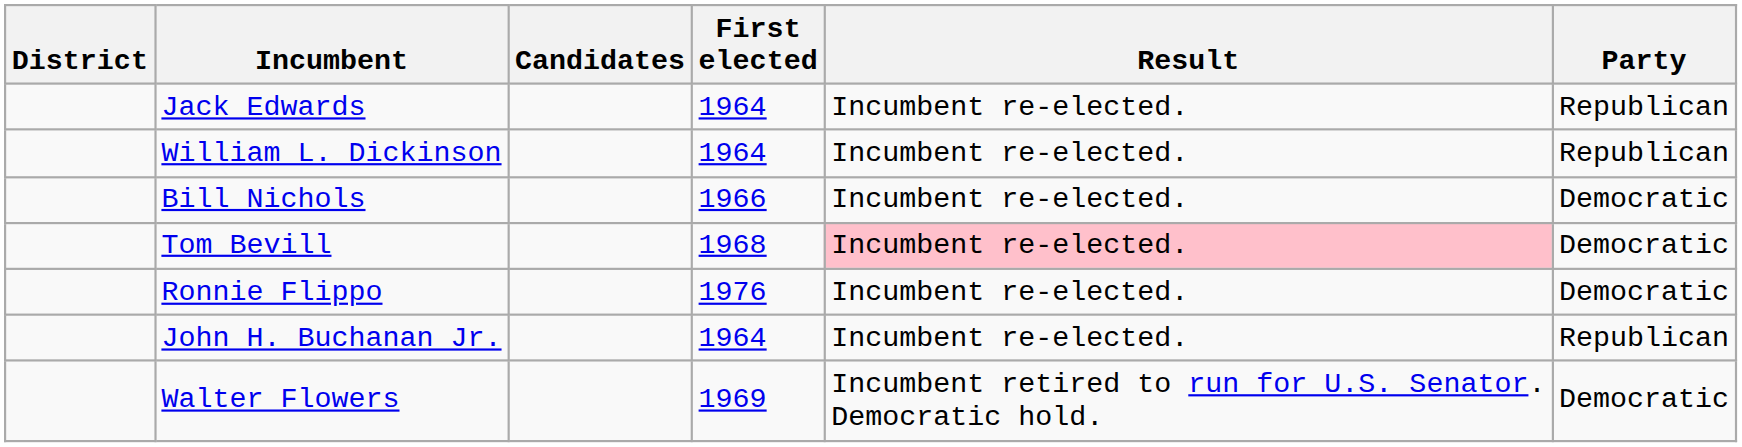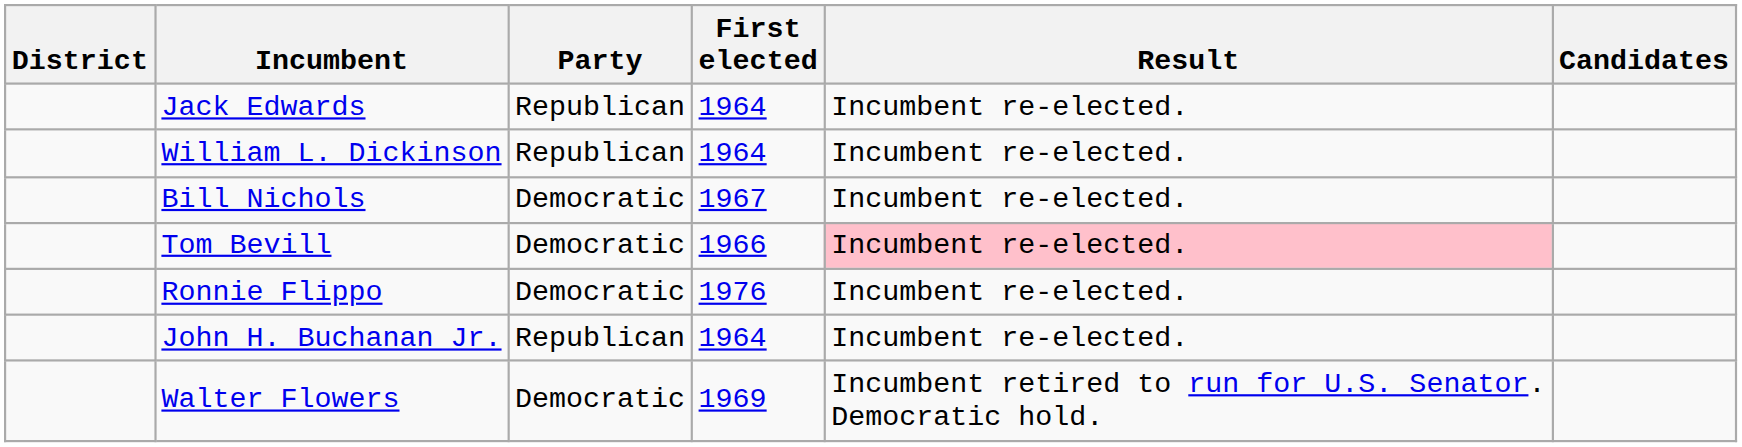columns swapped: (1644, 61) <-> (600, 61)
(733, 199) 1966 -> (733, 199) 1967
(733, 246) 1968 -> (733, 246) 1966
